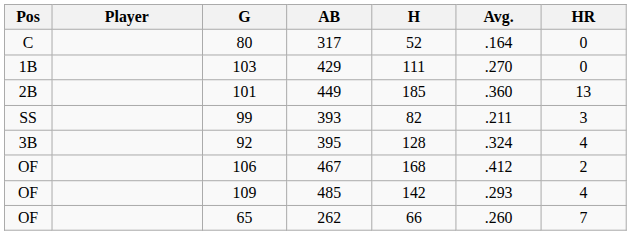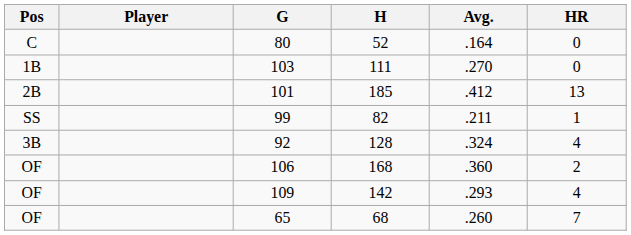- column: (329, 17)
(499, 92) .360 -> (479, 92) .412
(583, 117) 3 -> (577, 117) 1
(499, 167) .412 -> (479, 167) .360
(414, 218) 66 -> (380, 218) 68
